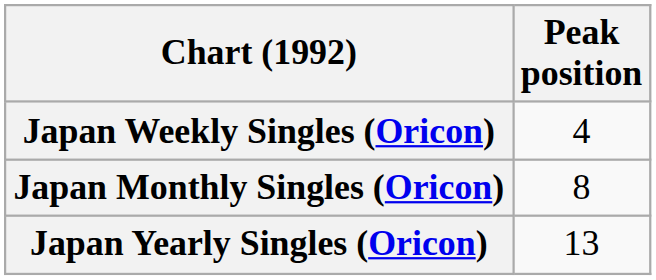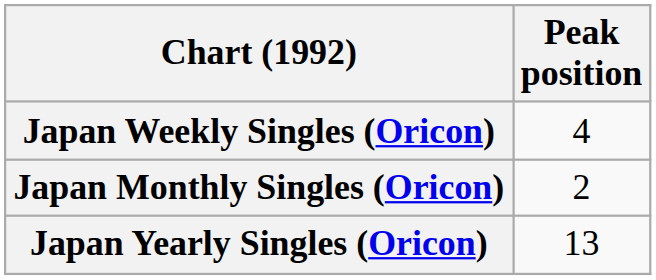(582, 186) 8 -> (582, 186) 2
